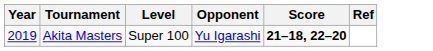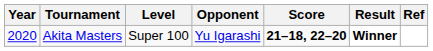+ column: (375, 15)
(22, 36) 2019 -> (22, 36) 2020
